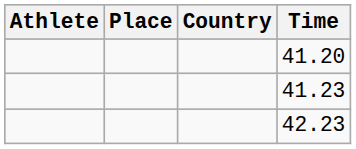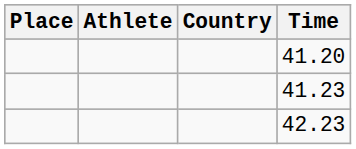columns swapped: (141, 22) <-> (54, 22)
